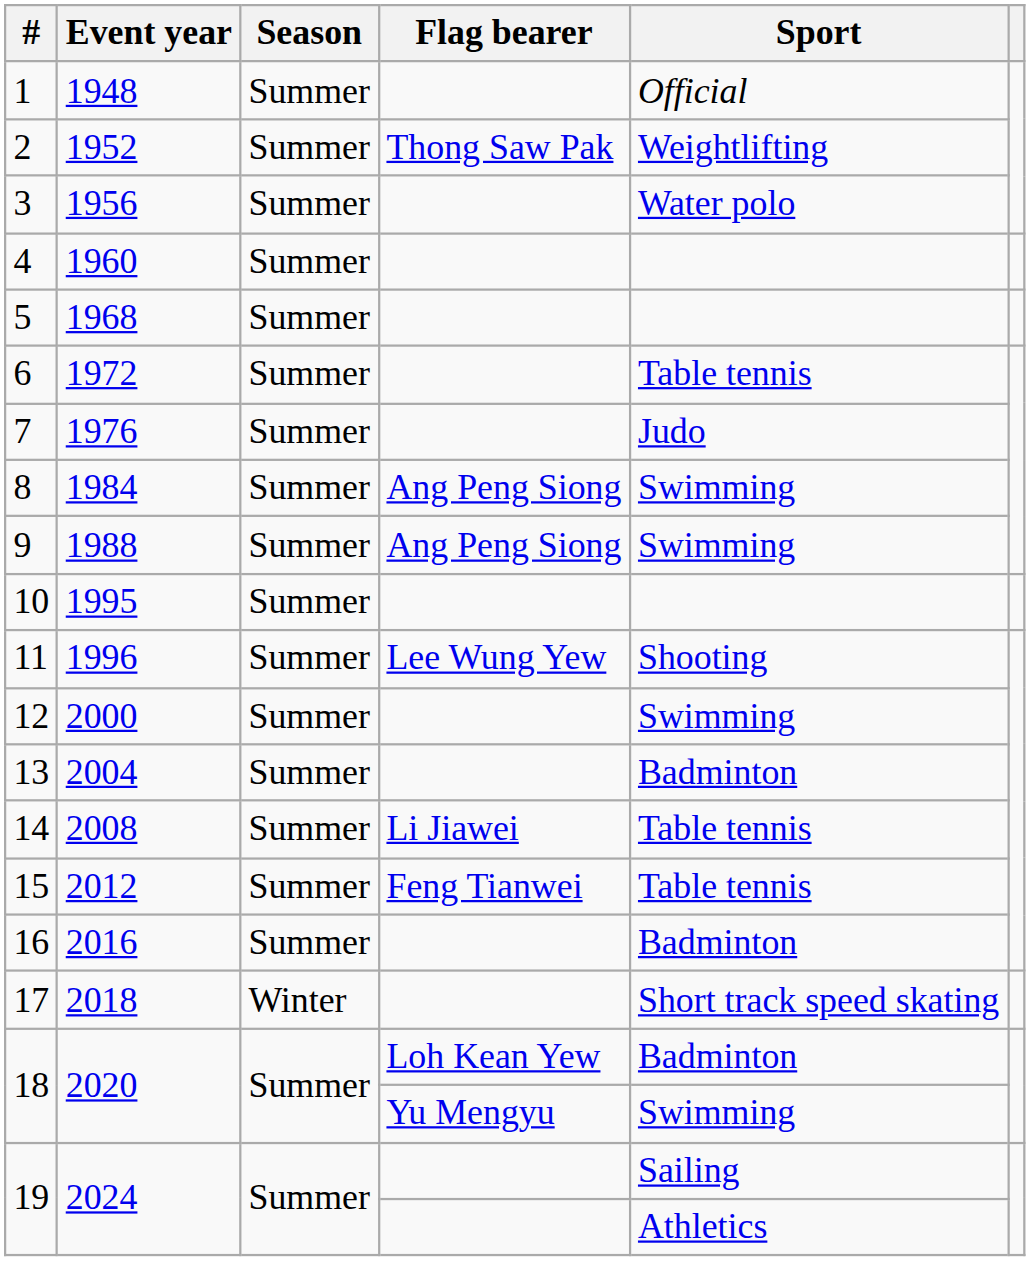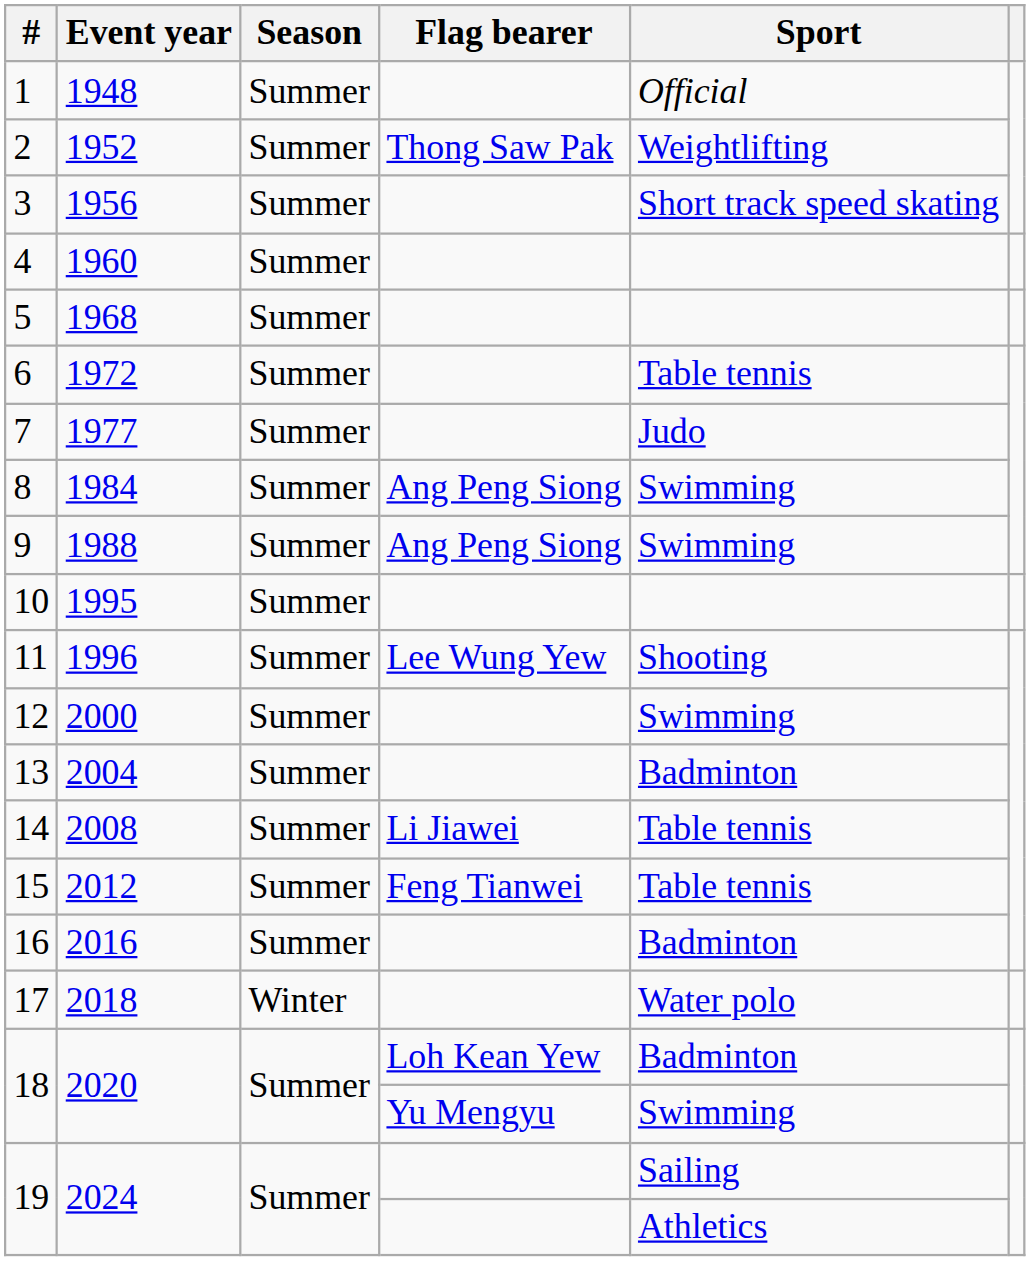(717, 203) Water polo -> (819, 203) Short track speed skating
(102, 430) 1976 -> (102, 430) 1977
(819, 999) Short track speed skating -> (717, 999) Water polo
